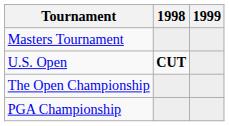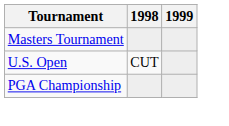(171, 62) bold -> (144, 62) normal
- row: (79, 86)
